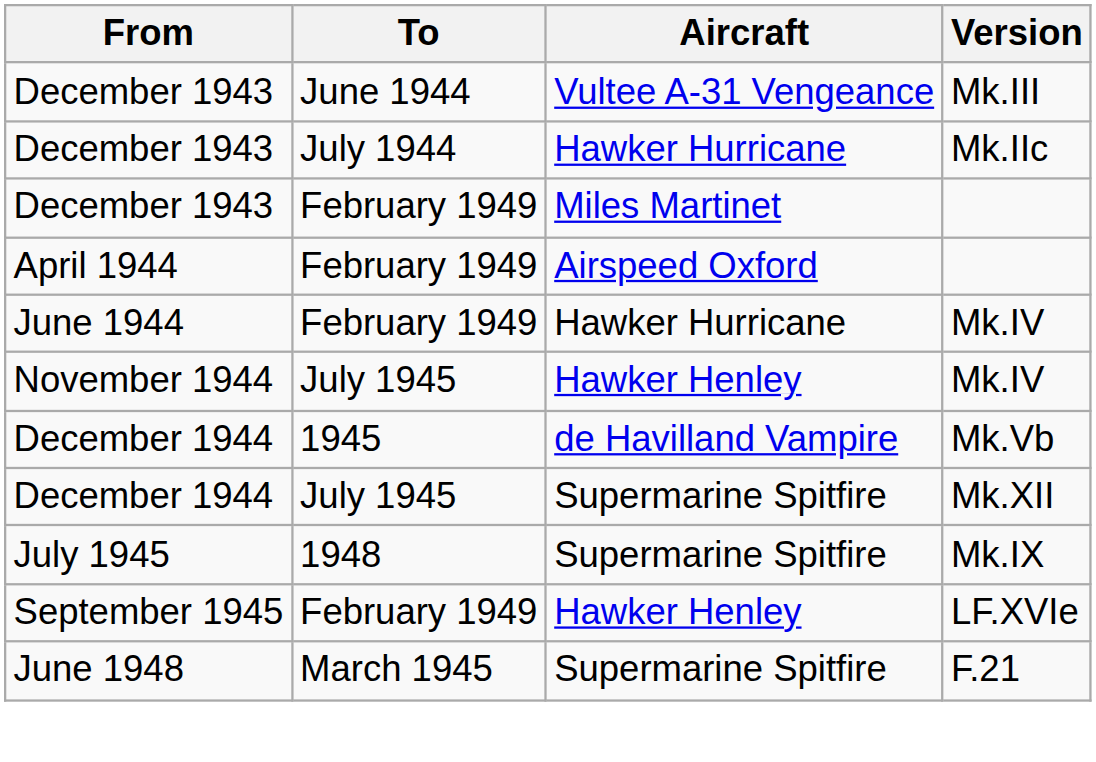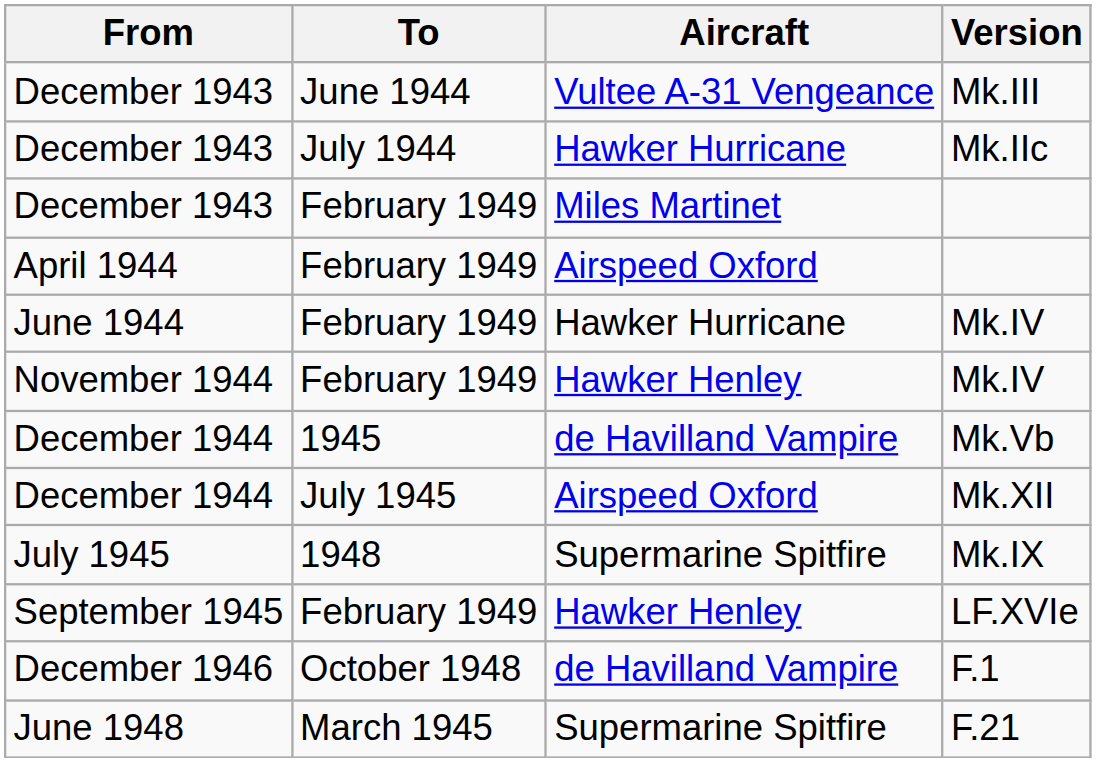(378, 380) July 1945 -> (419, 380) February 1949
(720, 496) Supermarine Spitfire -> (686, 496) Airspeed Oxford
+ row: (143, 669)
